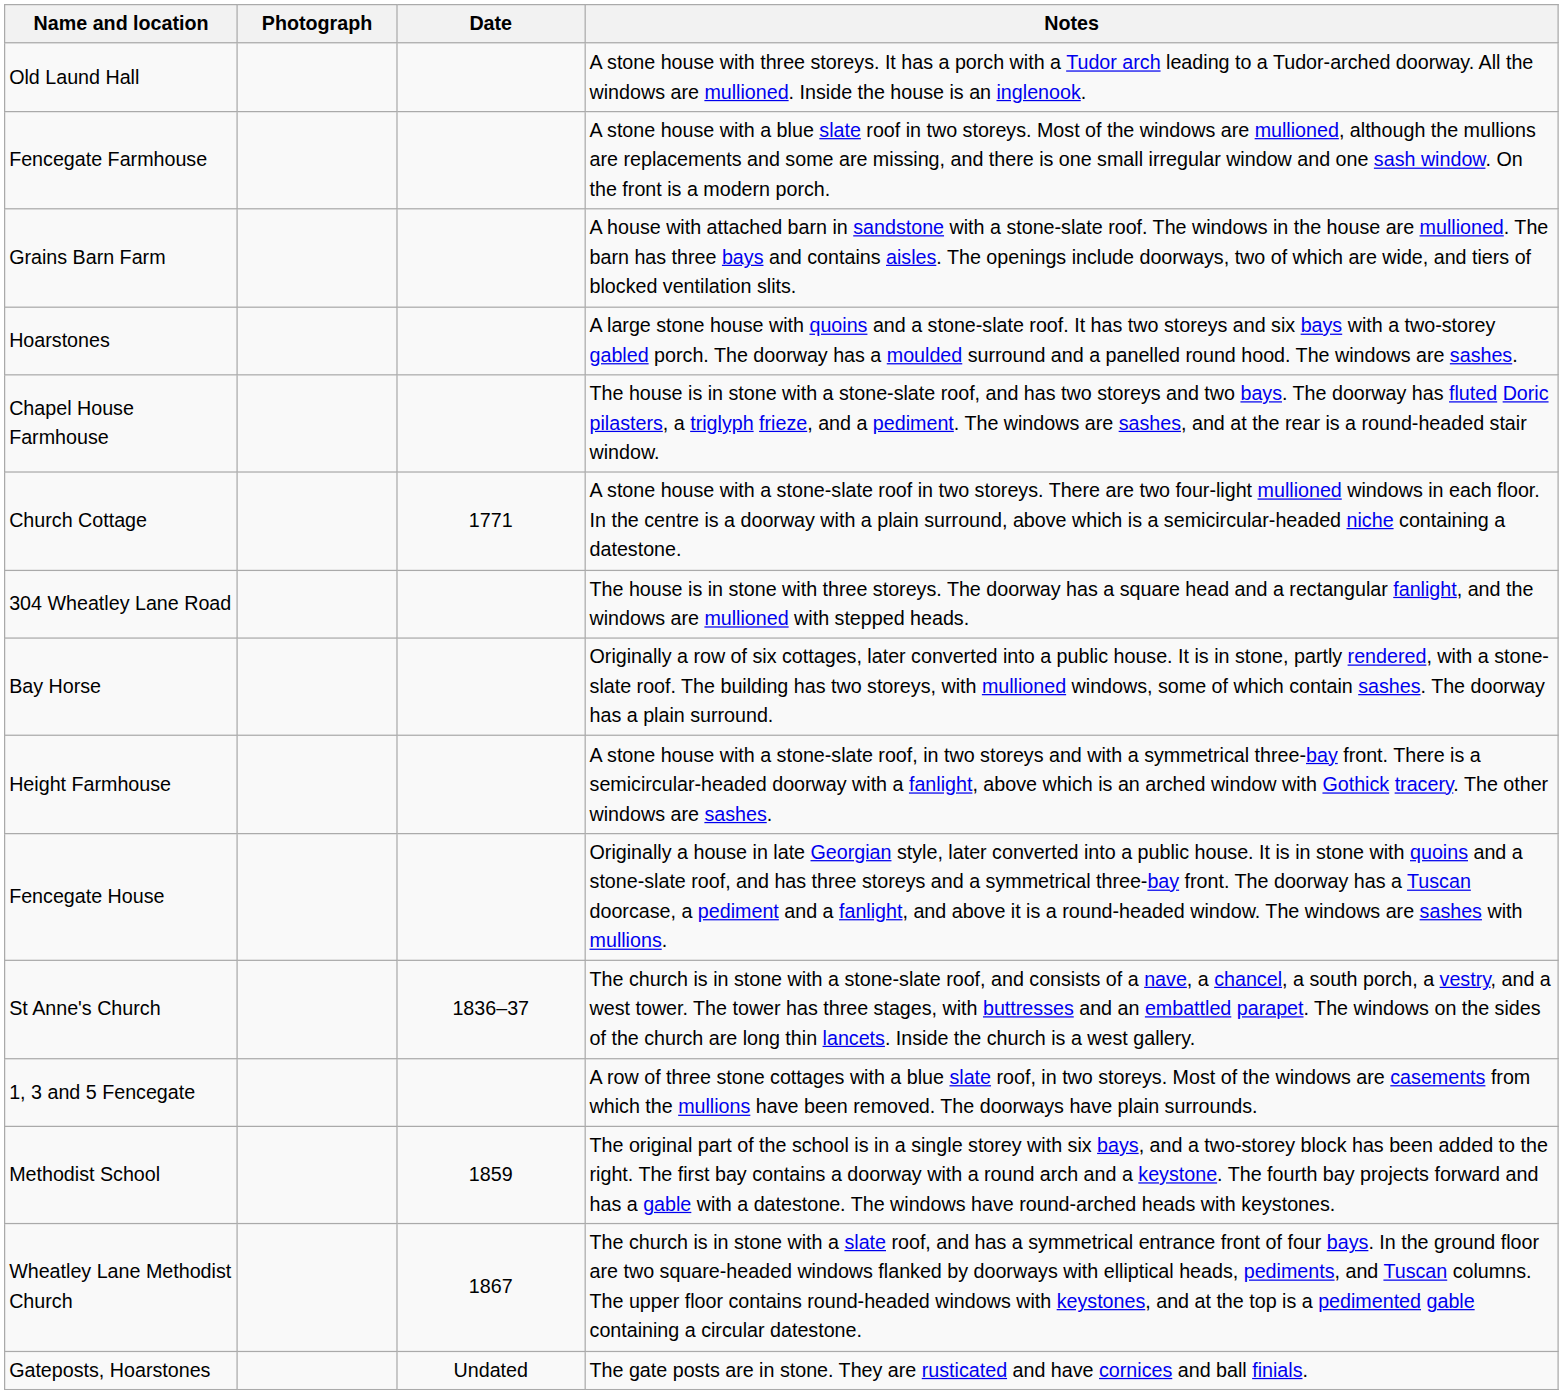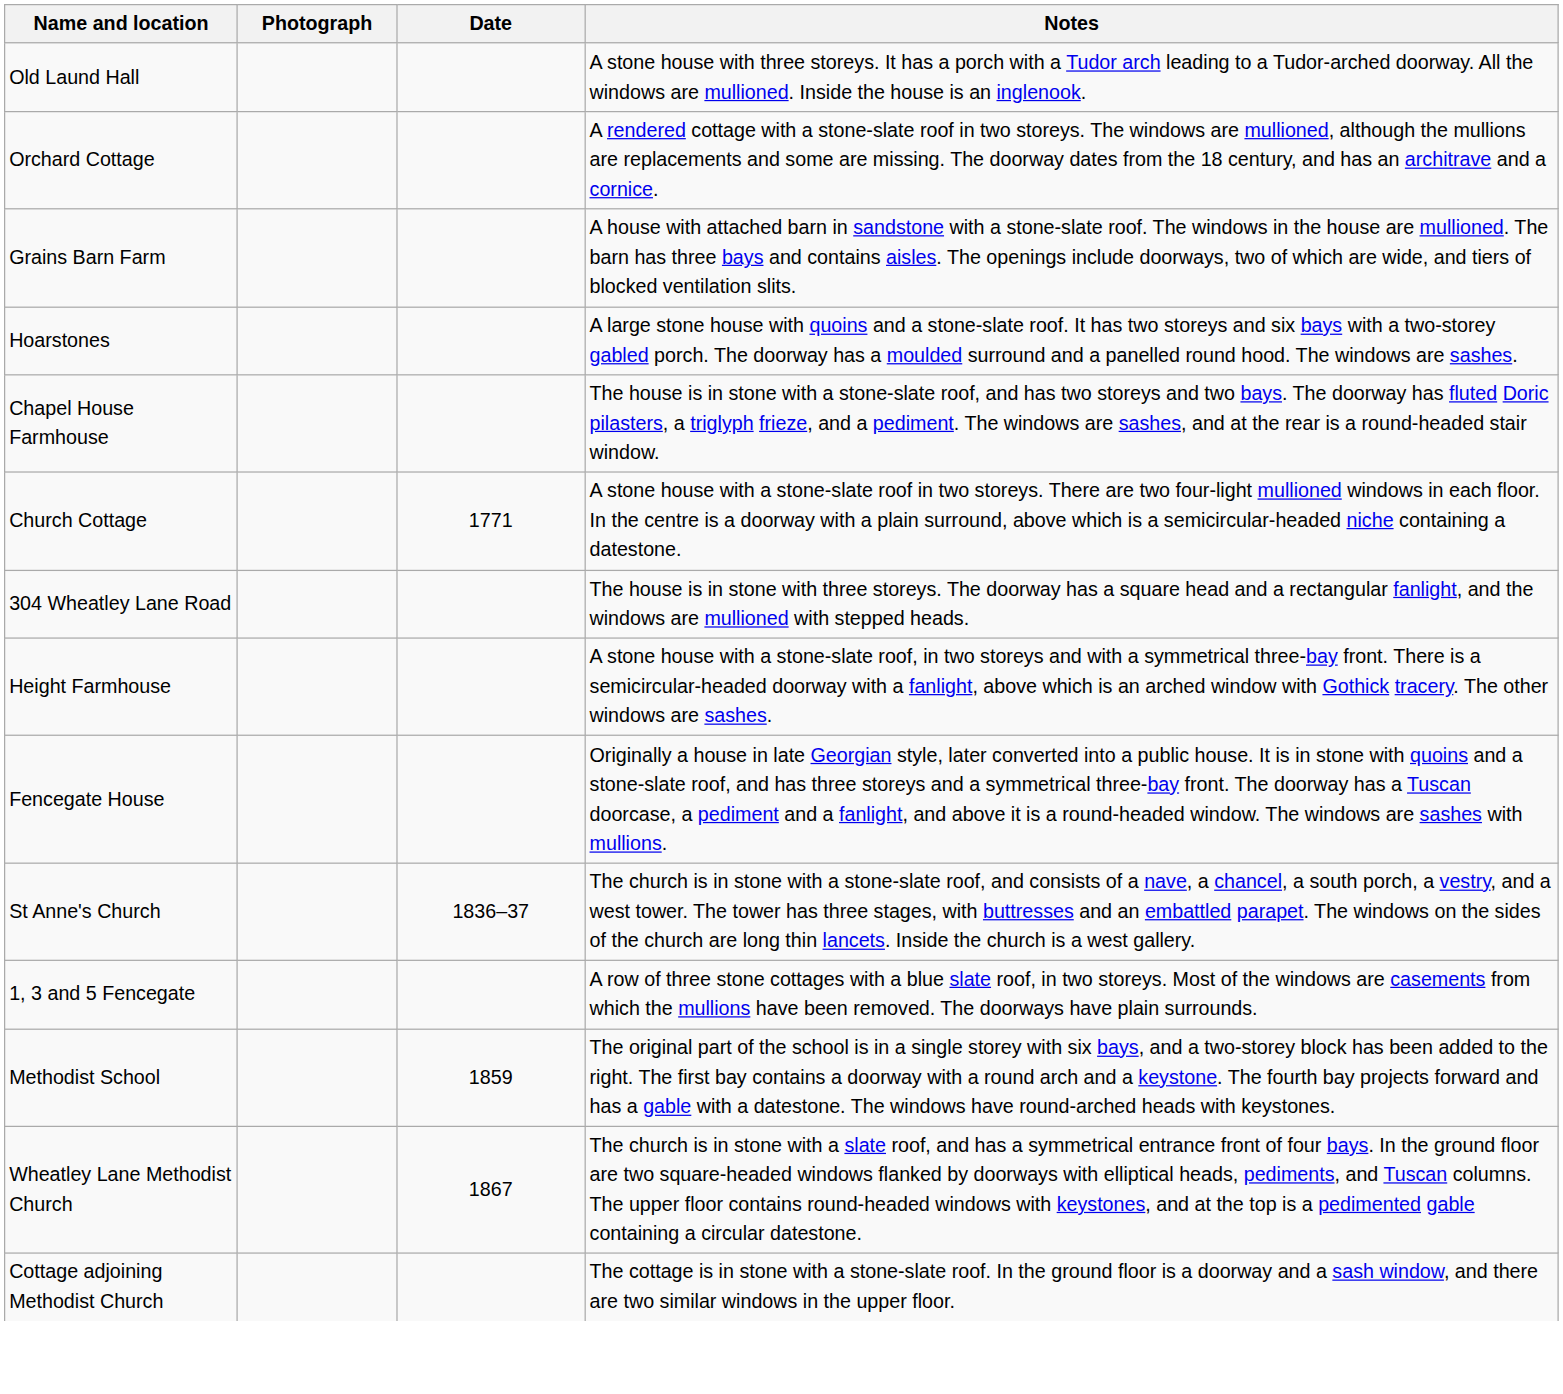+ row: (82, 160)
- row: (108, 160)
- row: (55, 686)
+ row: (86, 1287)
- row: (110, 1370)
